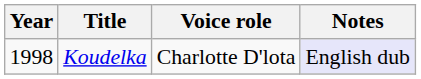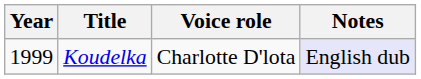(31, 56) 1998 -> (31, 56) 1999
